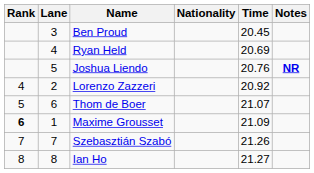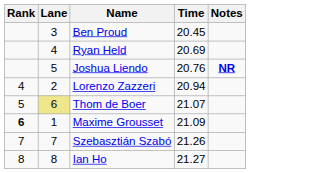- column: (206, 13)
(255, 86) 20.92 -> (191, 86) 20.94
(54, 104) no background -> (54, 104) khaki background
